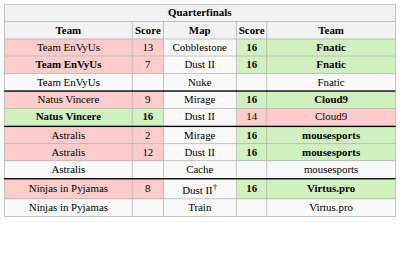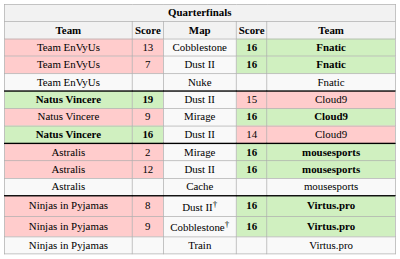(68, 64) bold -> (68, 64) normal
+ row: (148, 100)
+ row: (148, 226)
